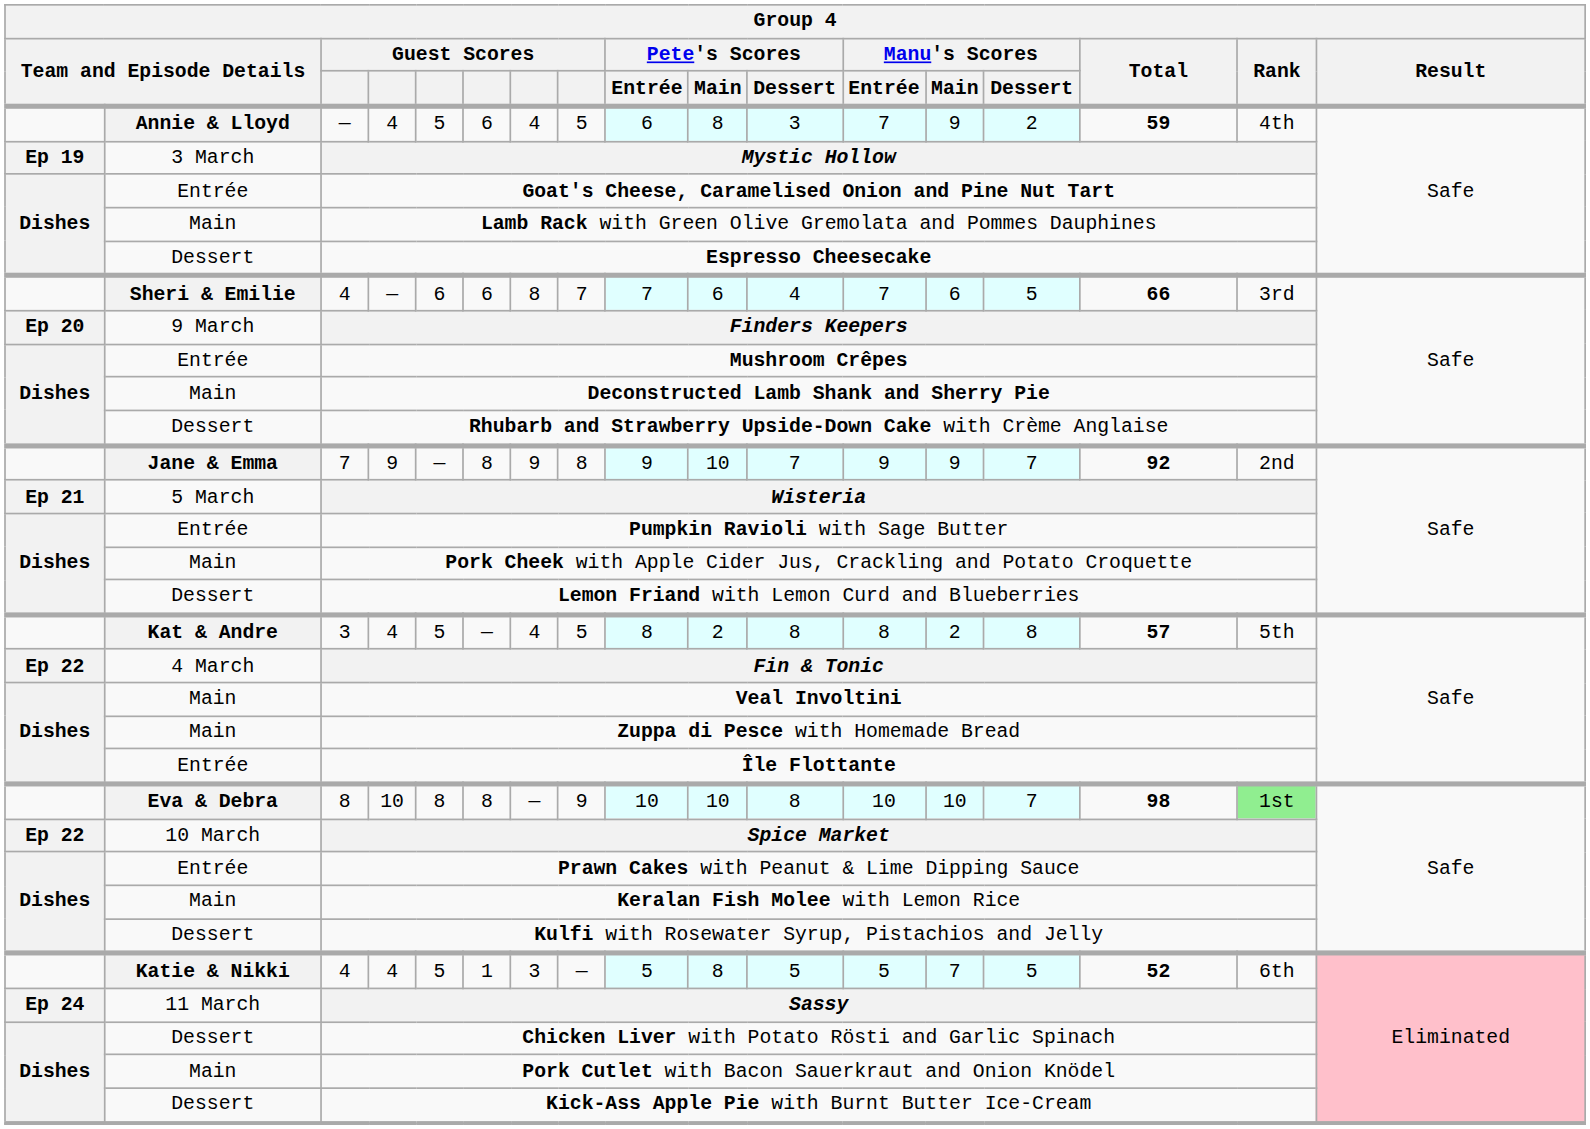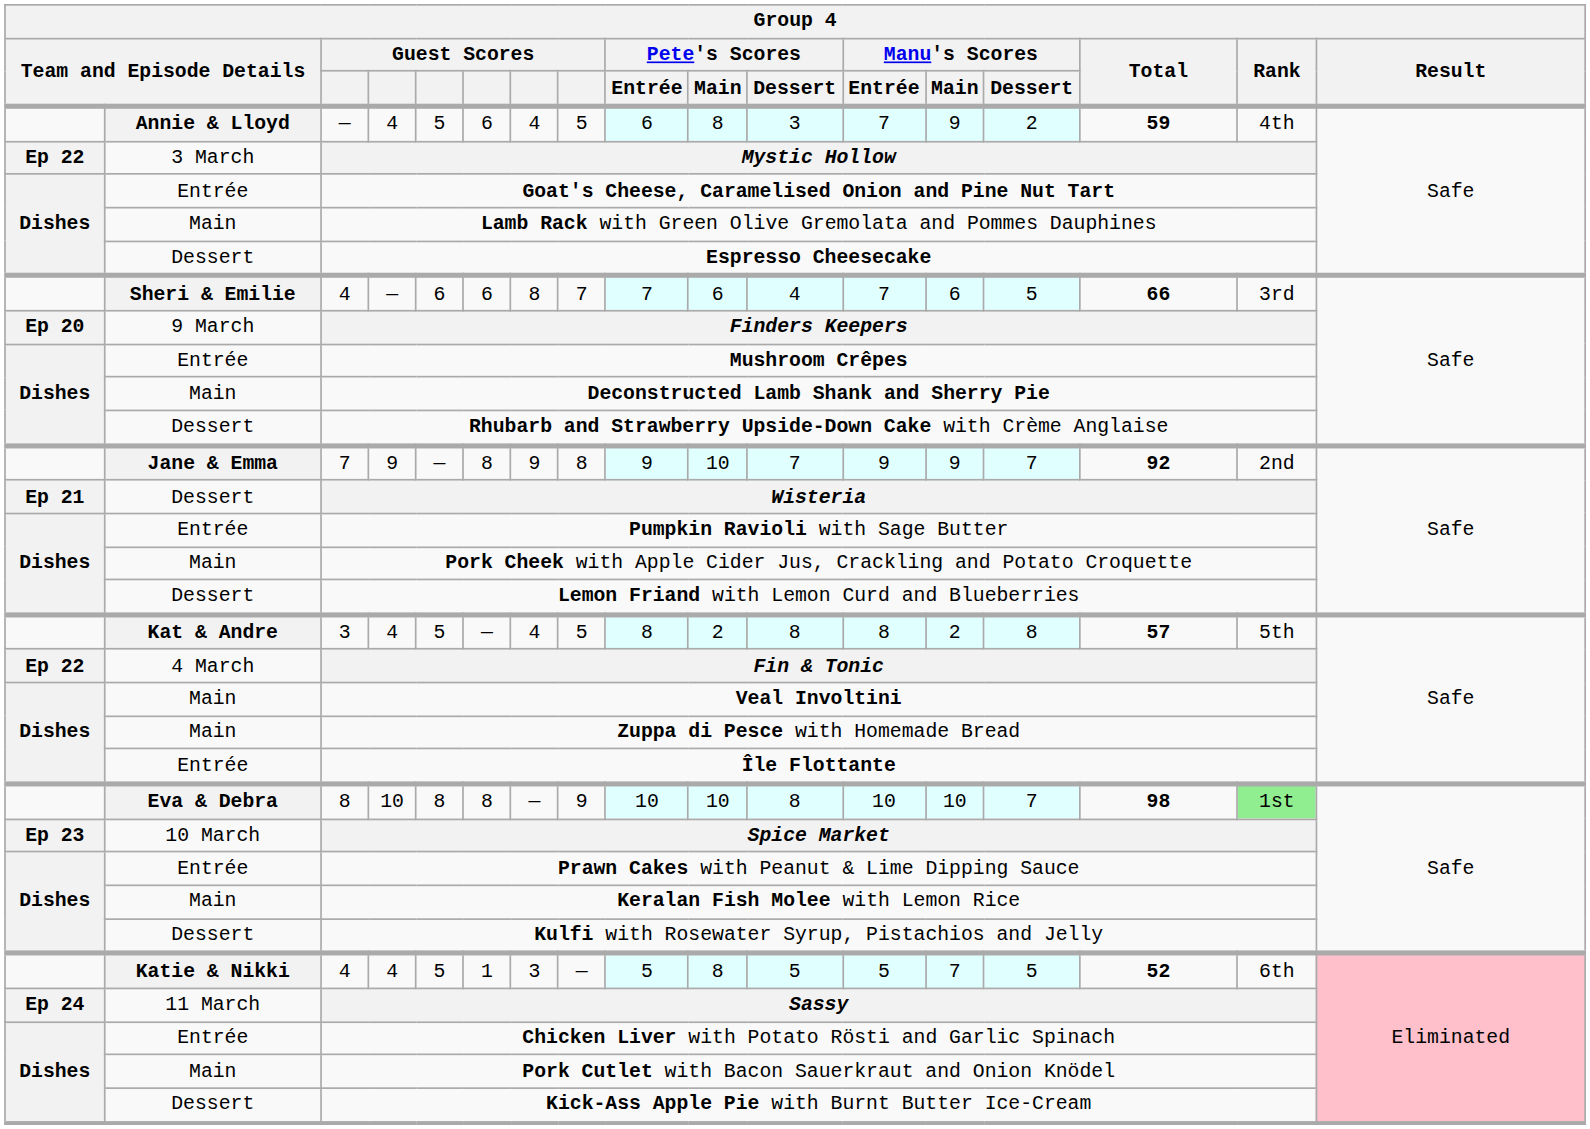(55, 157) Ep 19 -> (55, 157) Ep 22
(213, 496) 5 March -> (213, 496) Dessert
(55, 835) Ep 22 -> (55, 835) Ep 23
(213, 1038) Dessert -> (213, 1038) Entrée
